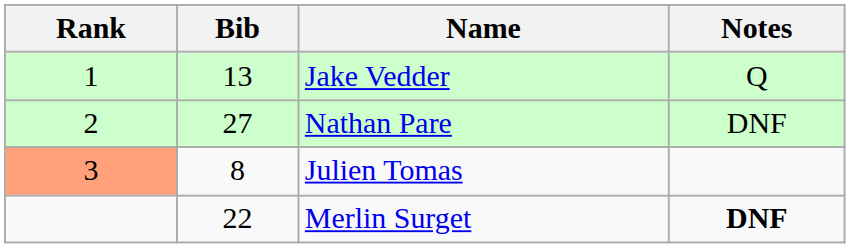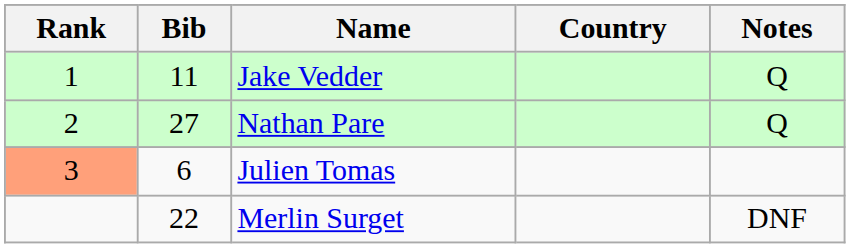+ column: (613, 28)
(238, 75) 13 -> (184, 75) 11
(757, 123) DNF -> (777, 123) Q
(238, 170) 8 -> (184, 170) 6
(757, 218) bold -> (777, 218) normal
